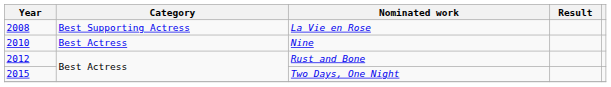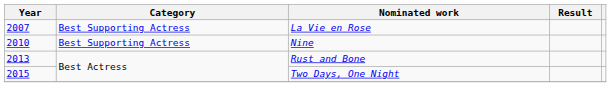(18, 28) 2008 -> (18, 28) 2007
(93, 43) Best Actress -> (124, 43) Best Supporting Actress
(18, 58) 2012 -> (18, 58) 2013
